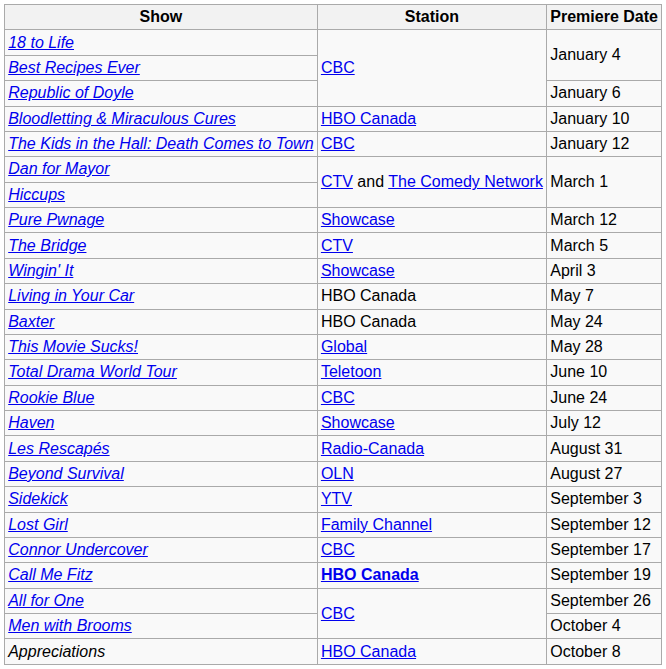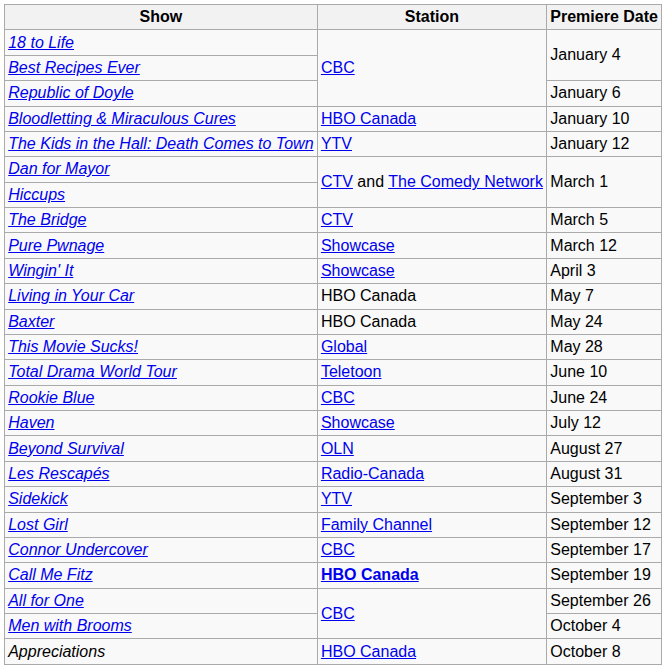(338, 144) CBC -> (336, 144) YTV
rows swapped: (47, 245) <-> (56, 220)
rows swapped: (66, 473) <-> (59, 448)
